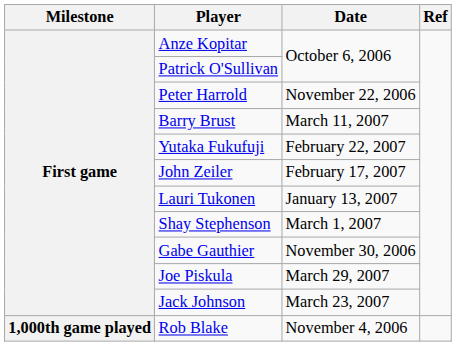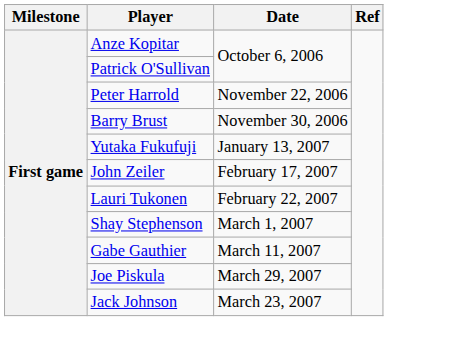(337, 120) March 11, 2007 -> (283, 120) November 30, 2006
(346, 146) February 22, 2007 -> (274, 146) January 13, 2007
(342, 198) January 13, 2007 -> (278, 198) February 22, 2007
(351, 250) November 30, 2006 -> (269, 250) March 11, 2007
- row: (193, 328)
